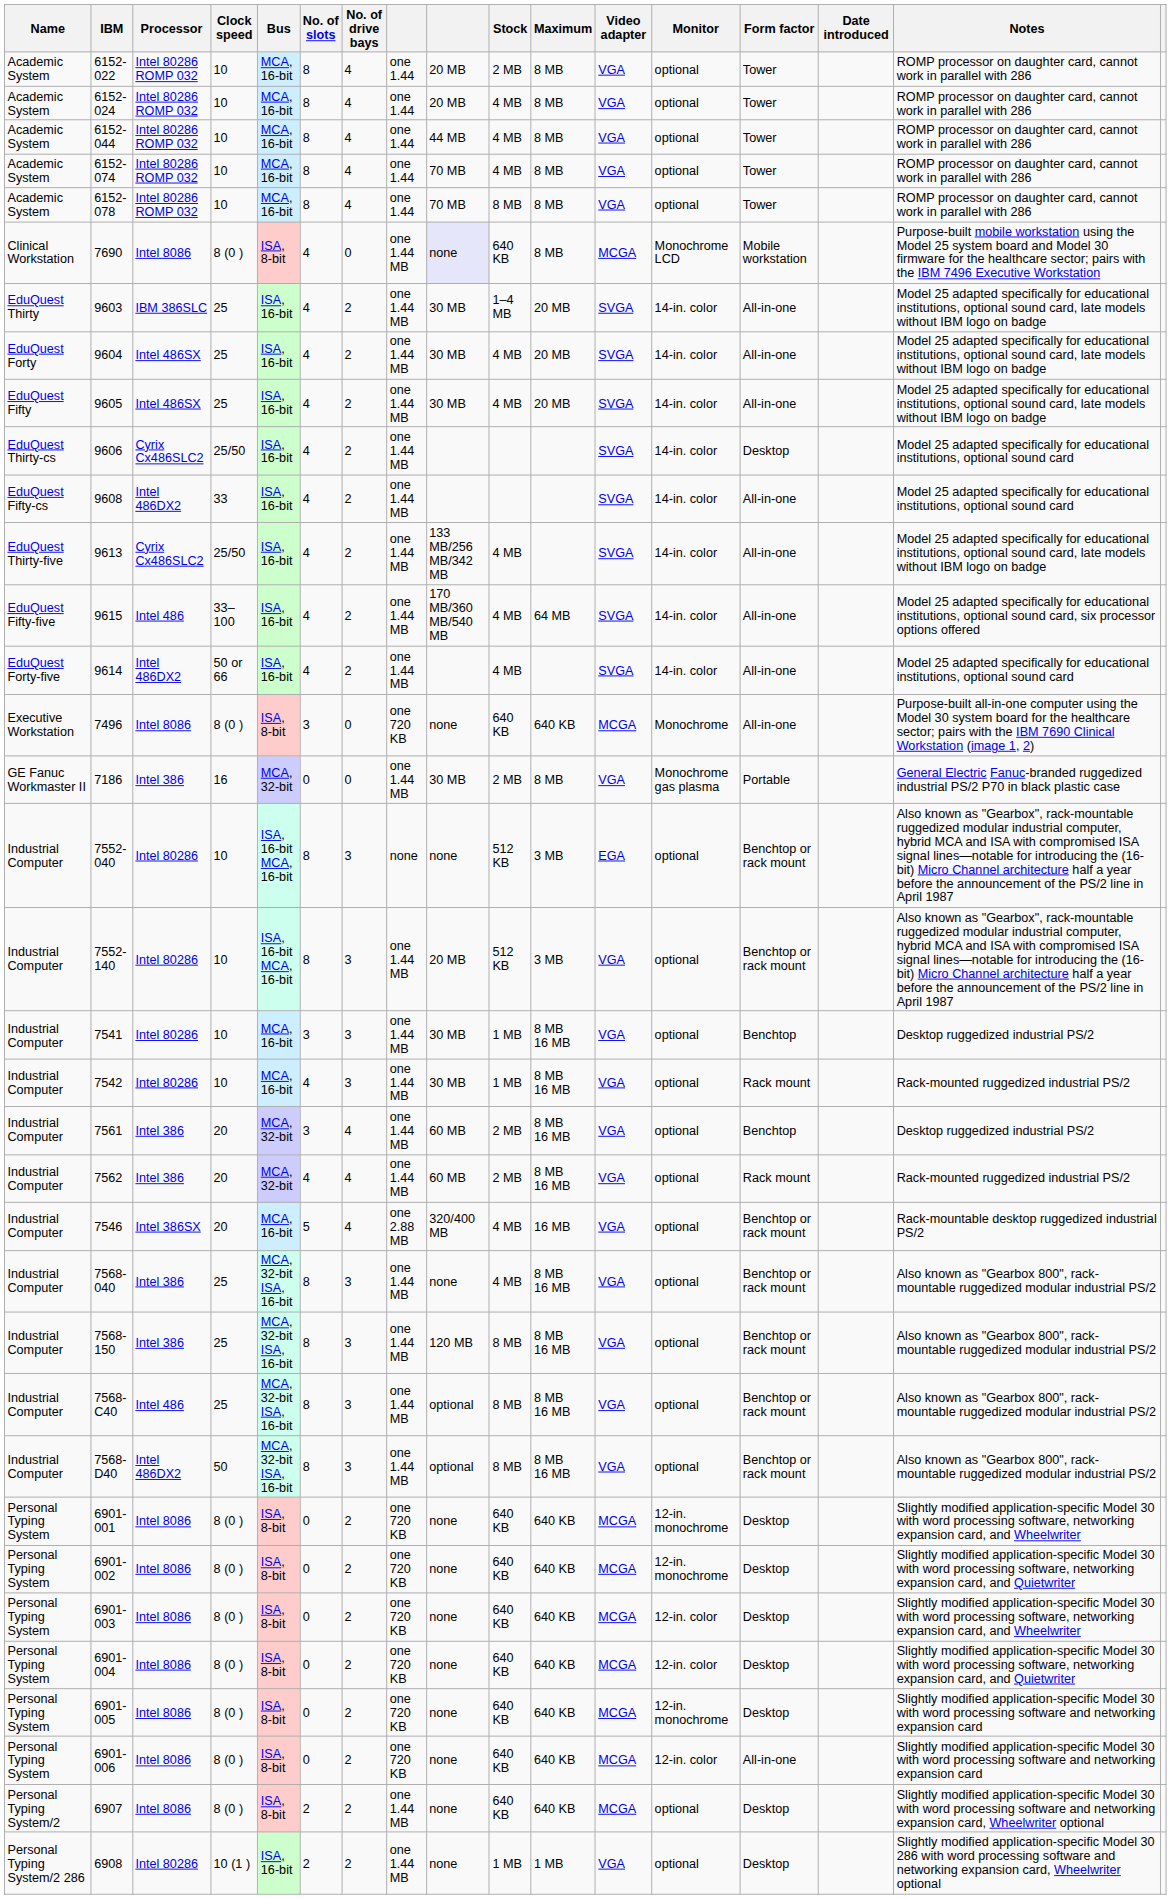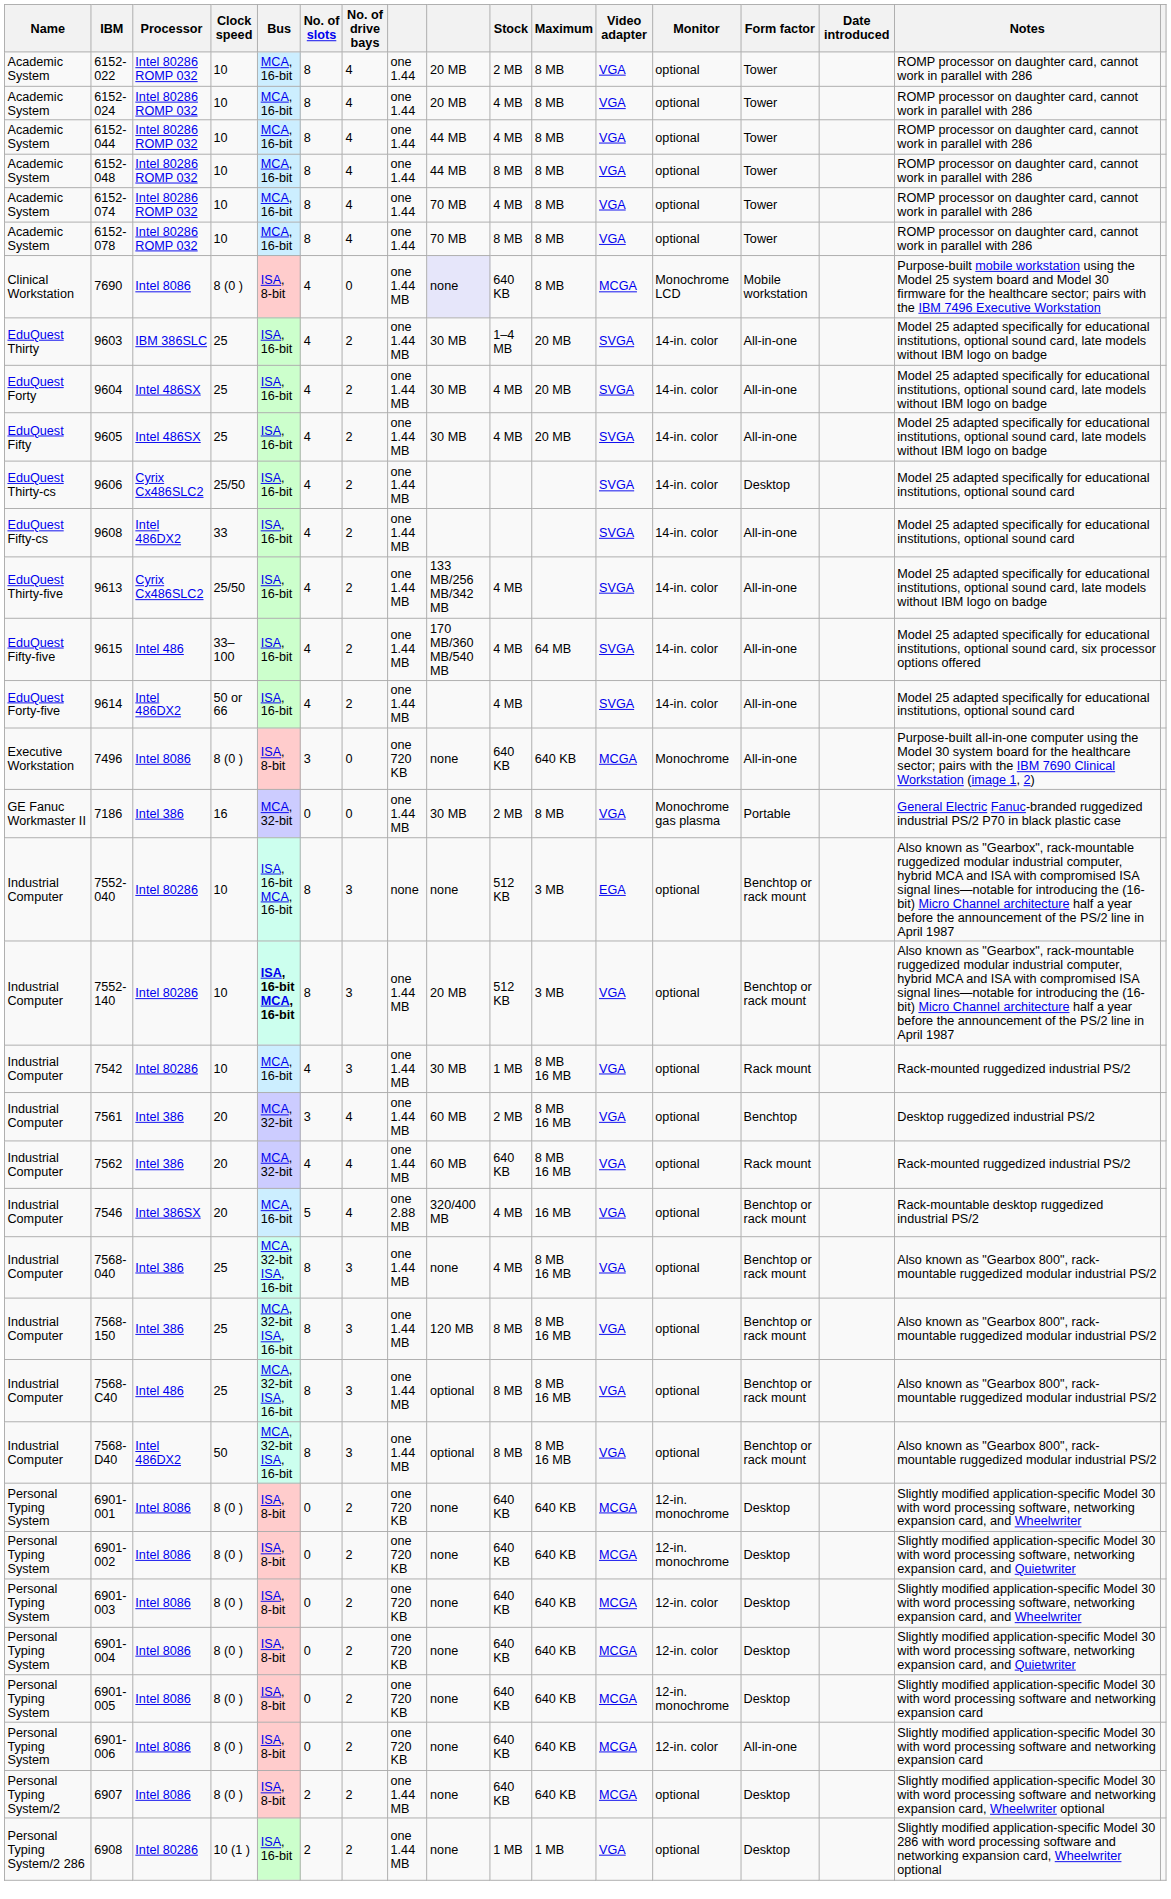+ row: (110, 170)
(277, 959) normal -> (278, 993) bold
- row: (108, 1035)
(507, 1178) 2 MB -> (504, 1164) 640 KB
